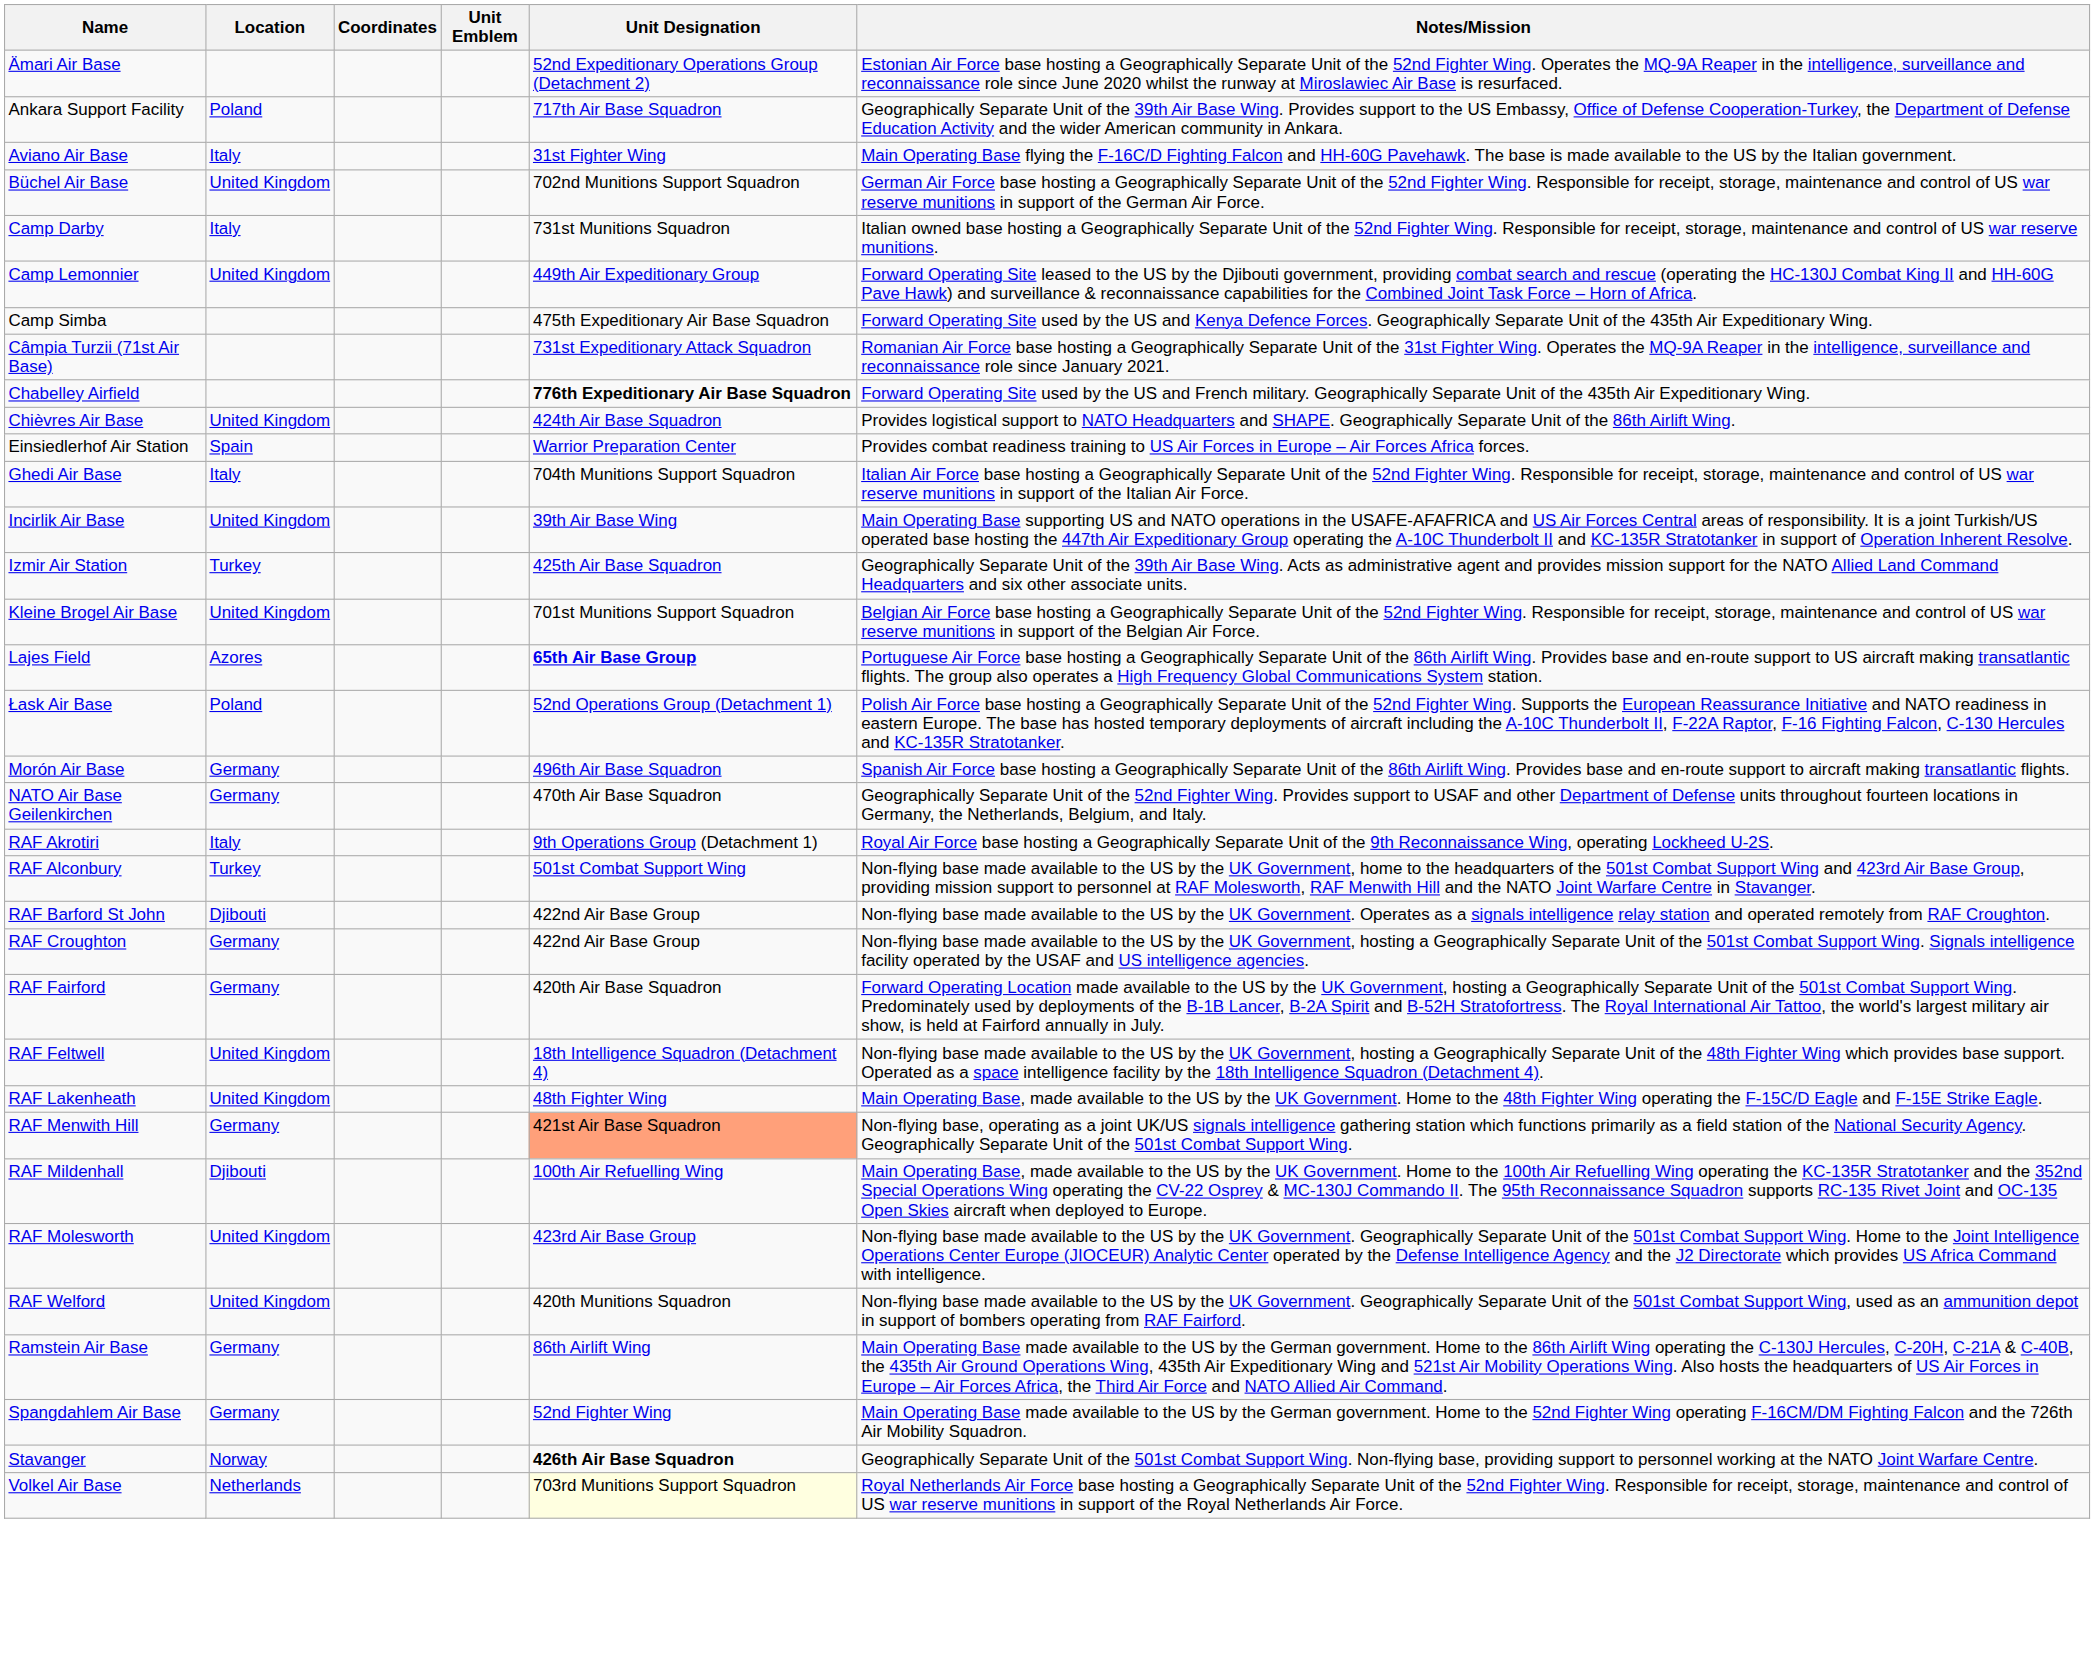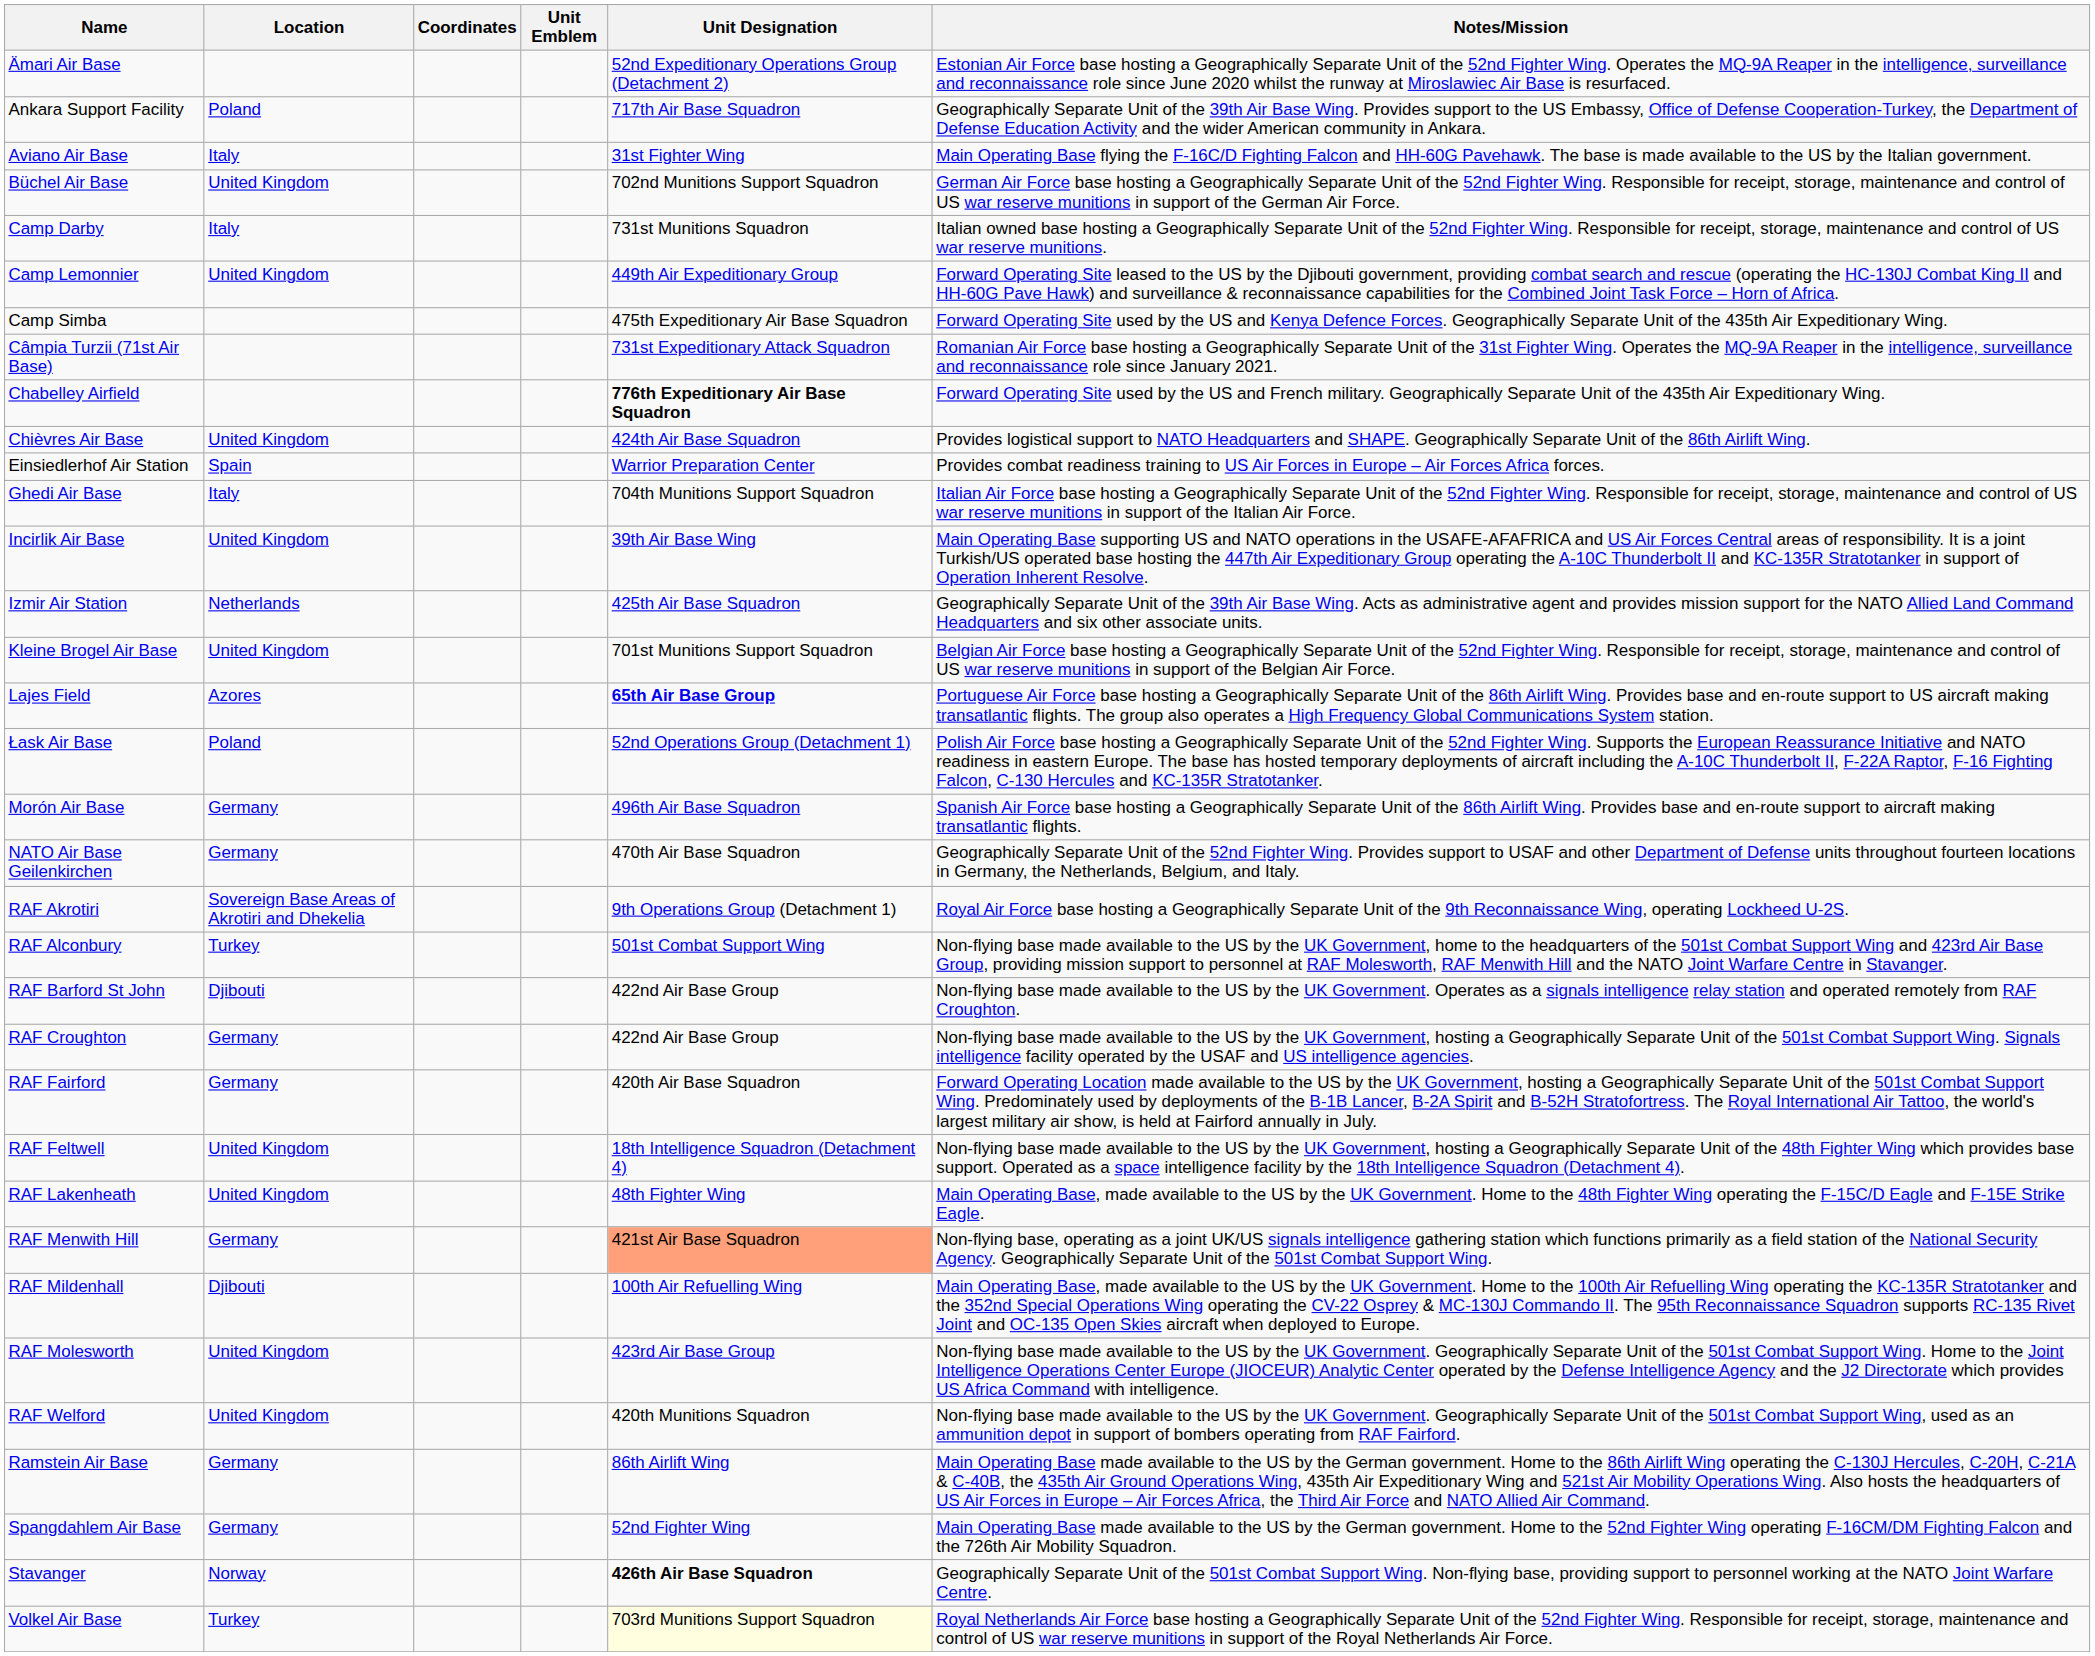(235, 566) Turkey -> (254, 604) Netherlands
(225, 842) Italy -> (302, 908) Sovereign Base Areas of Akrotiri and Dhekelia
(255, 1485) Netherlands -> (234, 1619) Turkey
